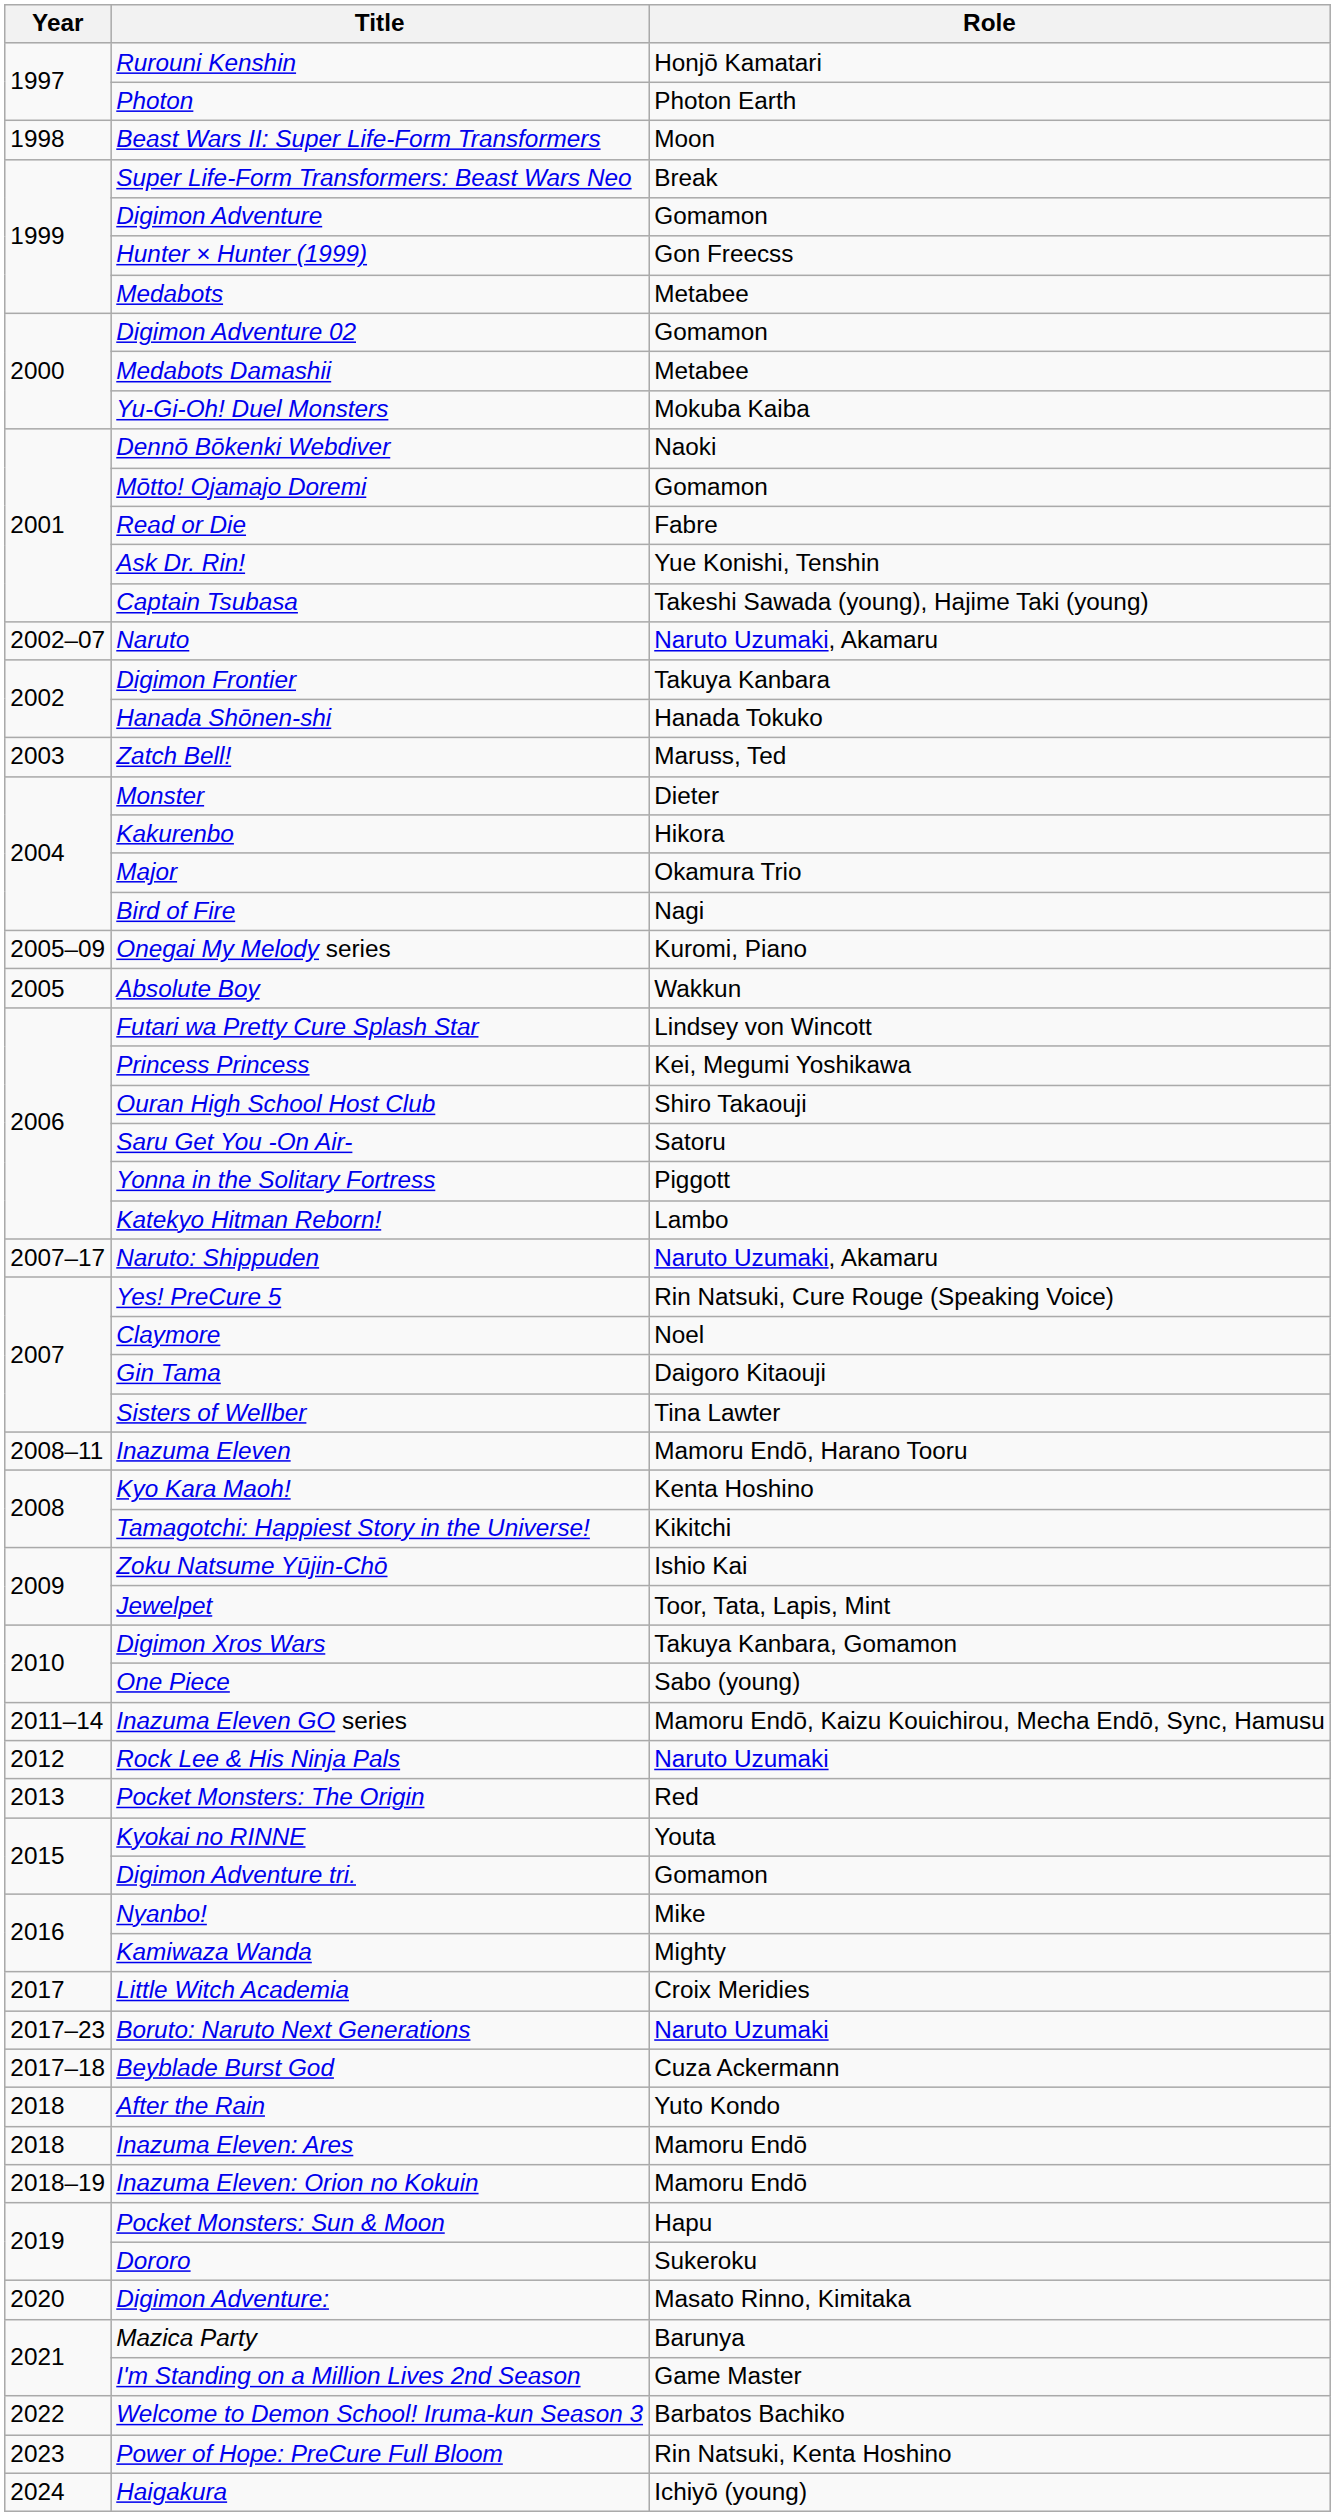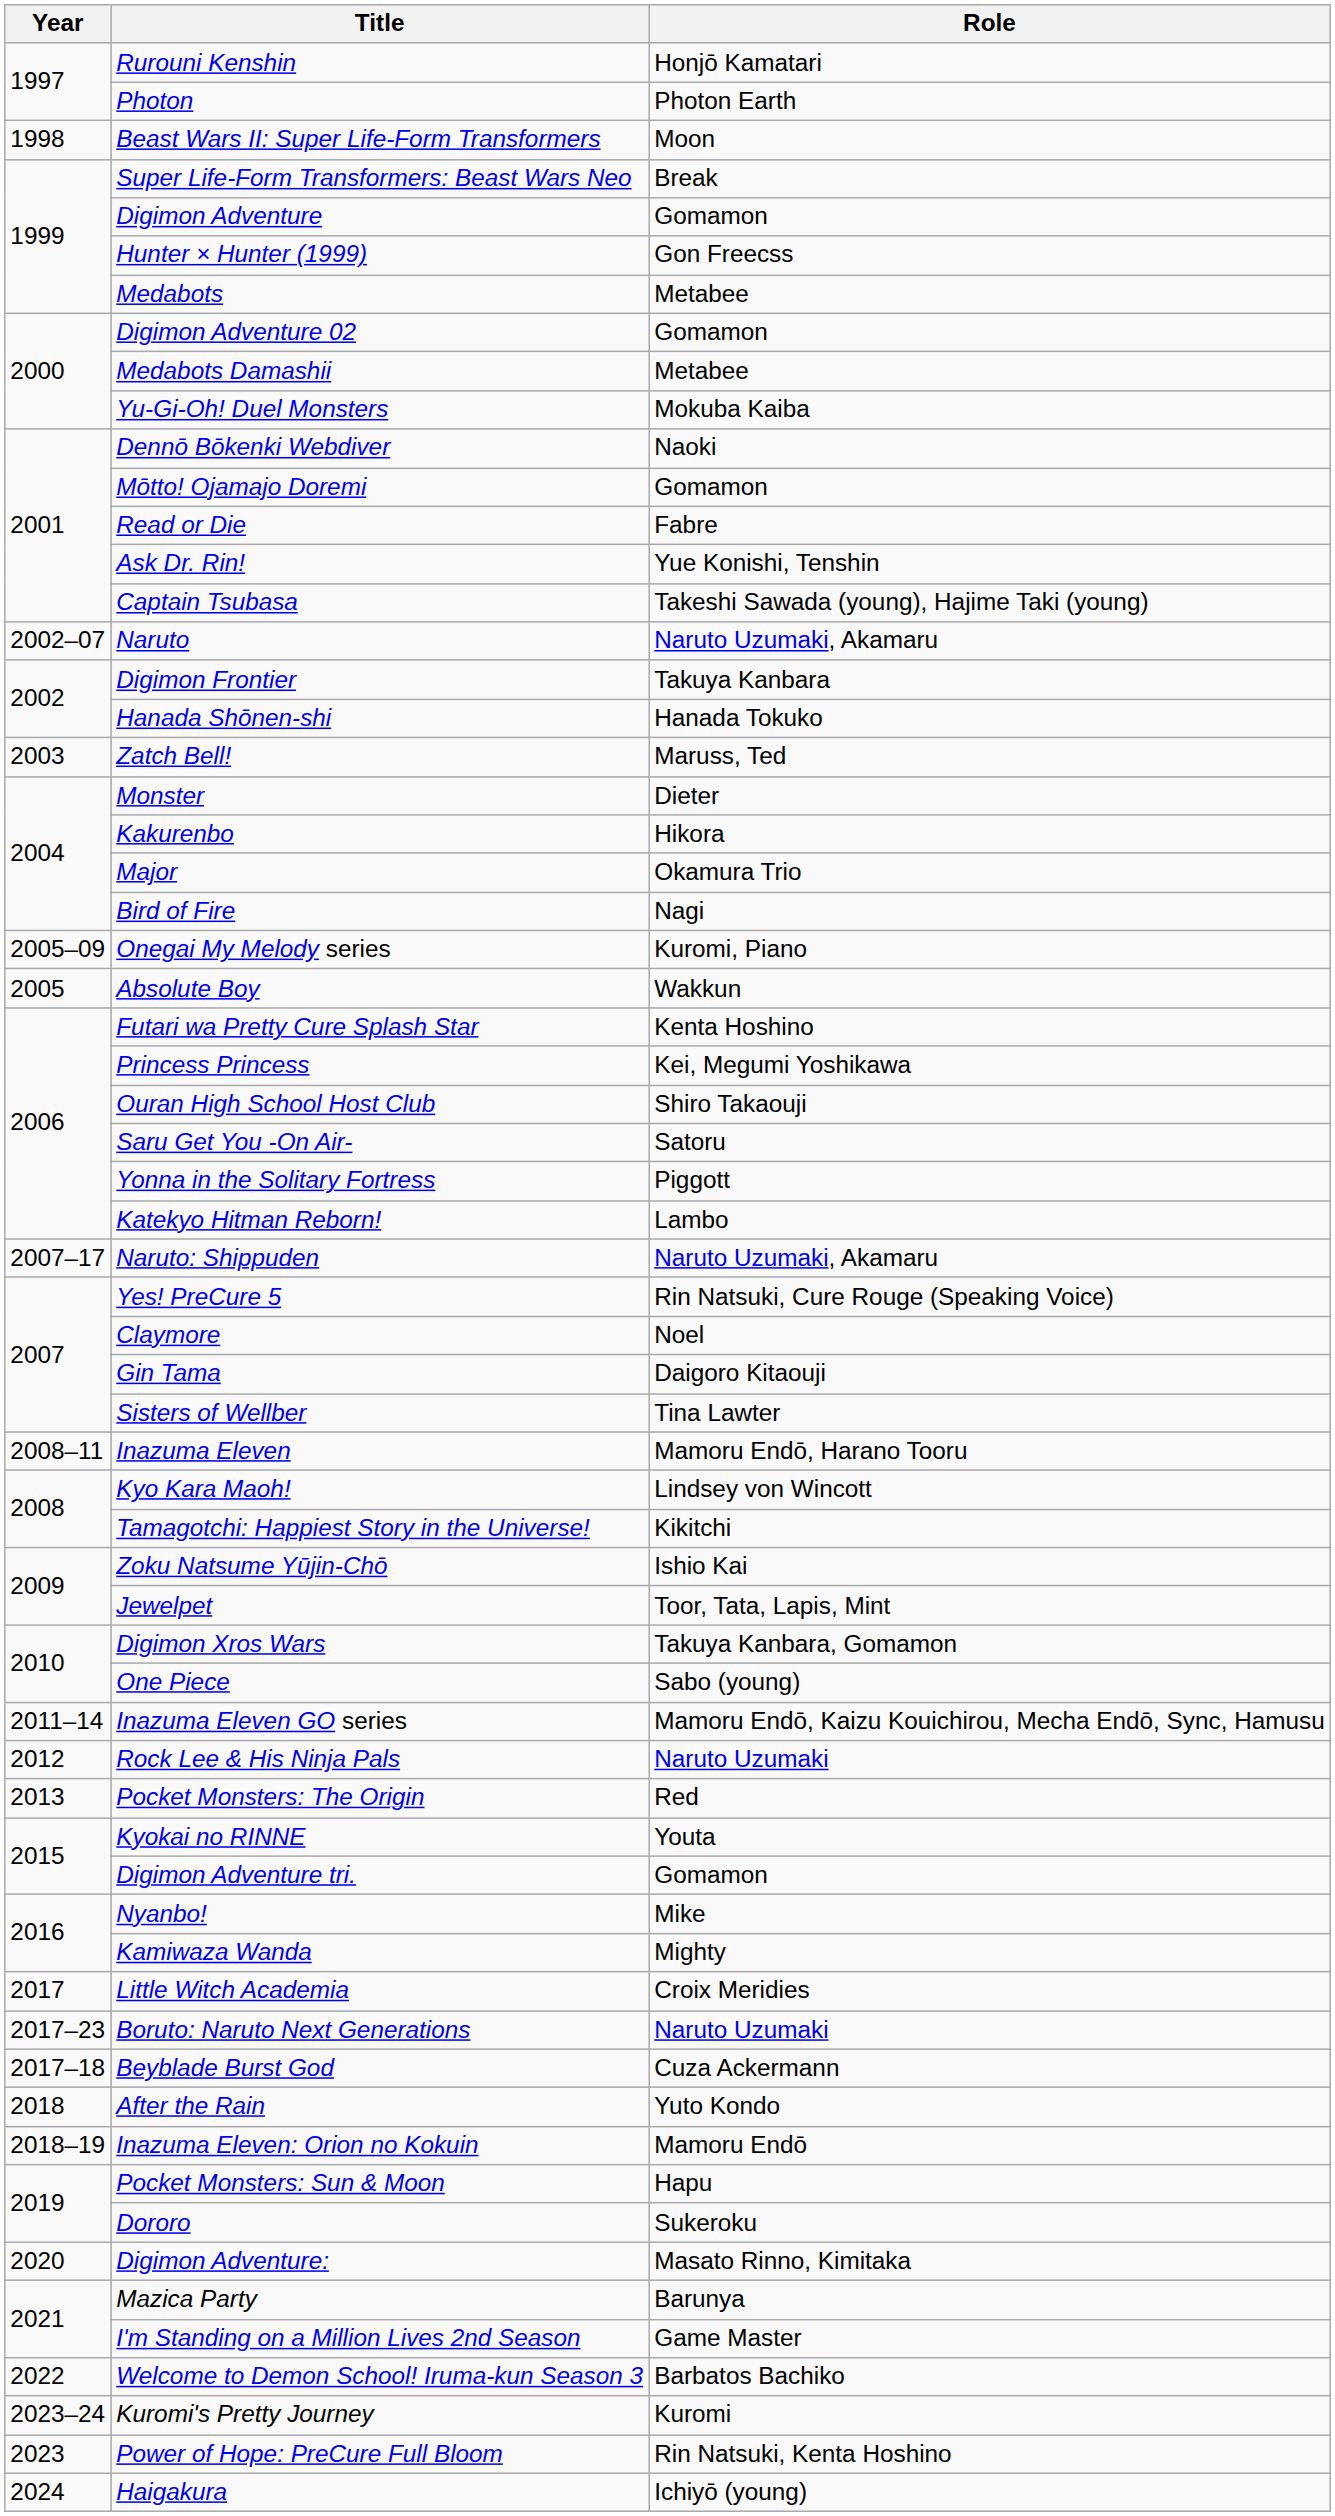(763, 1026) Lindsey von Wincott -> (734, 1026) Kenta Hoshino
(734, 1489) Kenta Hoshino -> (763, 1489) Lindsey von Wincott
- row: (235, 2145)
+ row: (245, 2415)
